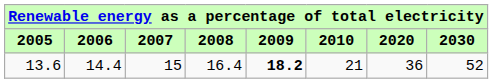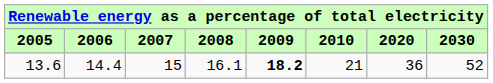(224, 65) 16.4 -> (224, 65) 16.1
